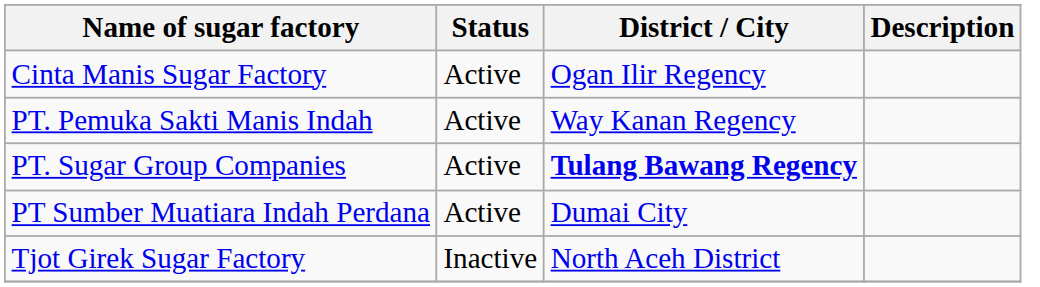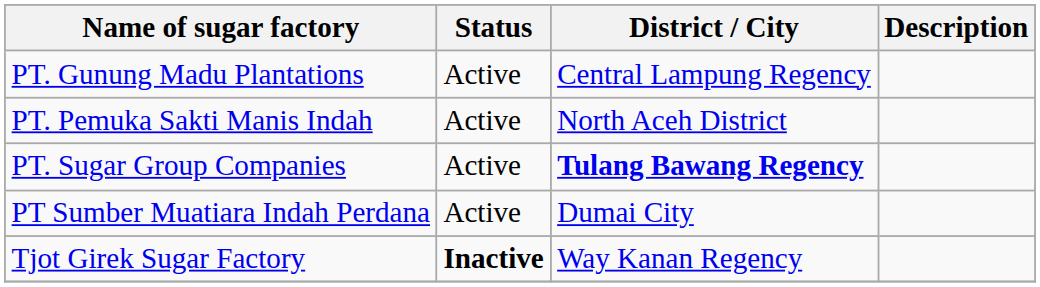- row: (169, 73)
+ row: (188, 73)
(673, 119) Way Kanan Regency -> (672, 119) North Aceh District
(490, 258) normal -> (494, 258) bold
(665, 258) North Aceh District -> (680, 258) Way Kanan Regency
